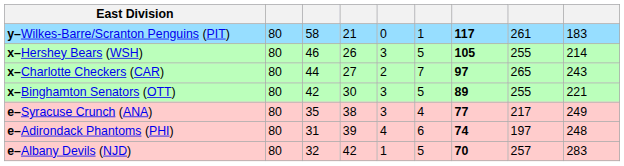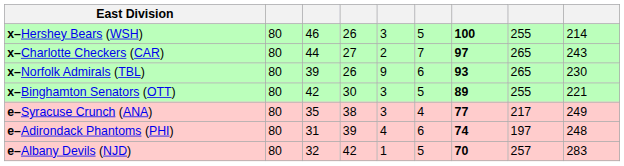- row: (118, 33)
(465, 53) 105 -> (465, 33) 100
+ row: (76, 72)
